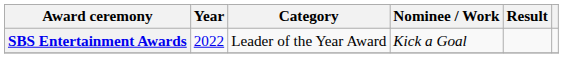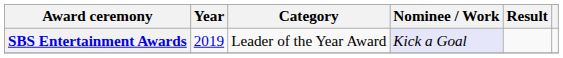(209, 40) 2022 -> (209, 40) 2019
(430, 40) no background -> (430, 40) lavender background
